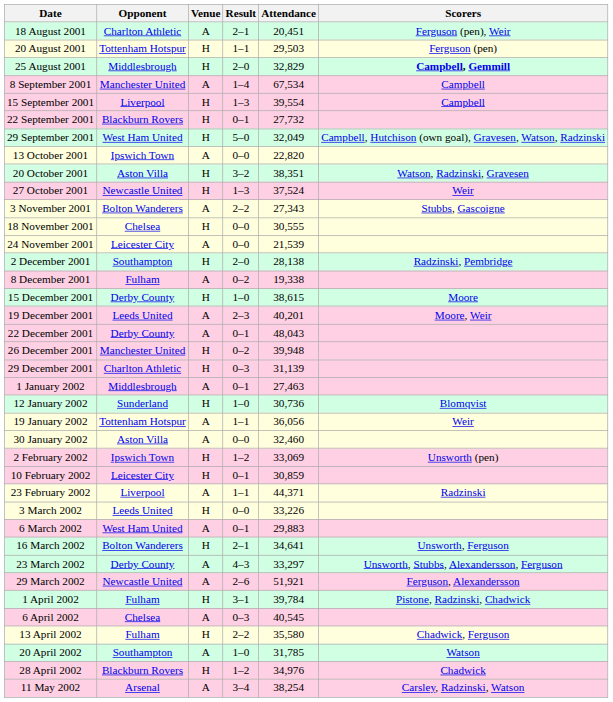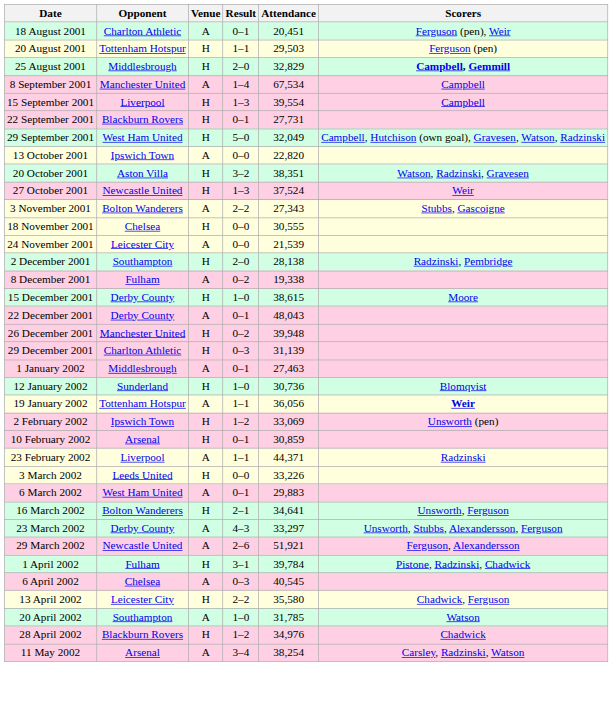(241, 31) 2–1 -> (241, 31) 0–1
(289, 119) 27,732 -> (289, 119) 27,731
- row: (50, 315)
(463, 421) normal -> (463, 404) bold
- row: (50, 439)
(143, 475) Leicester City -> (142, 439) Arsenal
(142, 635) Fulham -> (143, 599) Leicester City
